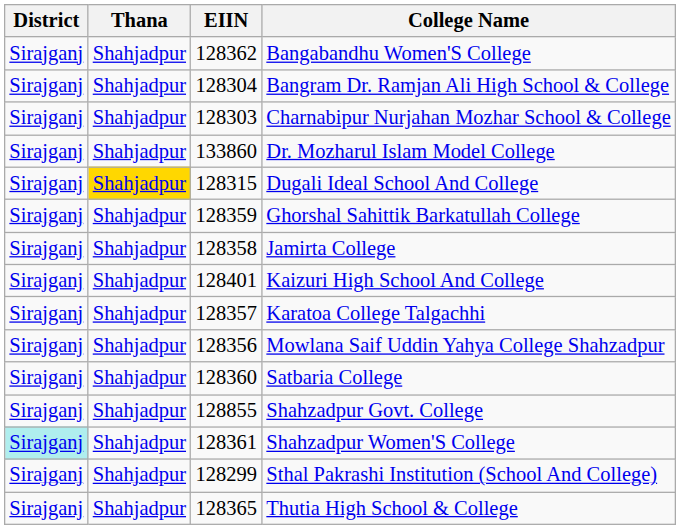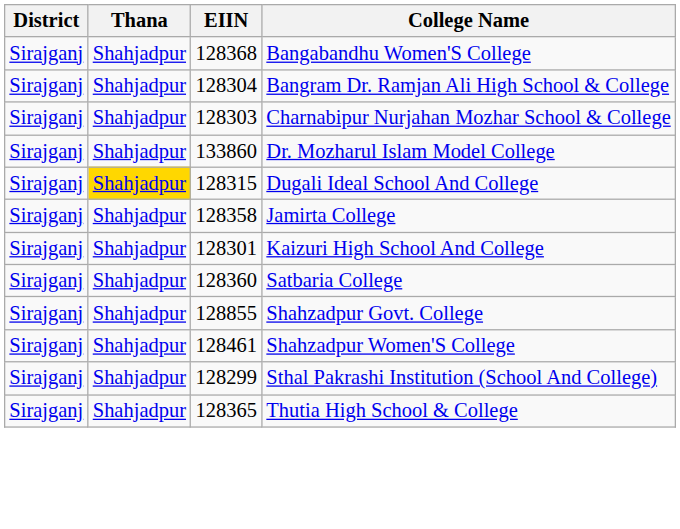(226, 53) 128362 -> (226, 53) 128368
- row: (423, 215)
(226, 280) 128401 -> (226, 248) 128301
- row: (376, 313)
- row: (465, 345)
(46, 442) paleturquoise background -> (46, 345) no background
(226, 442) 128361 -> (226, 345) 128461
